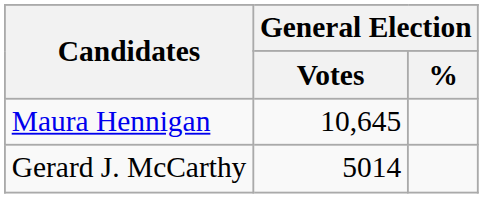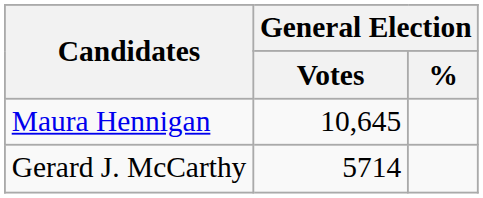(372, 167) 5014 -> (372, 167) 5714
